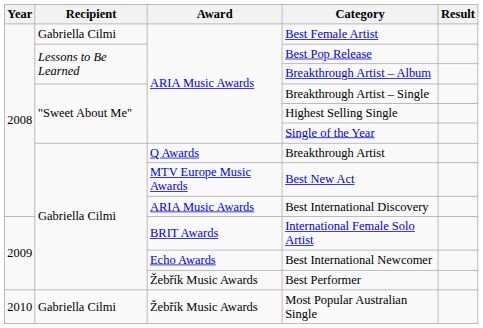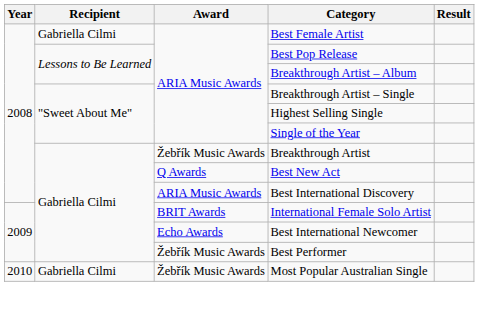(175, 152) Q Awards -> (211, 152) Žebřík Music Awards
(200, 179) MTV Europe Music Awards -> (182, 172) Q Awards
